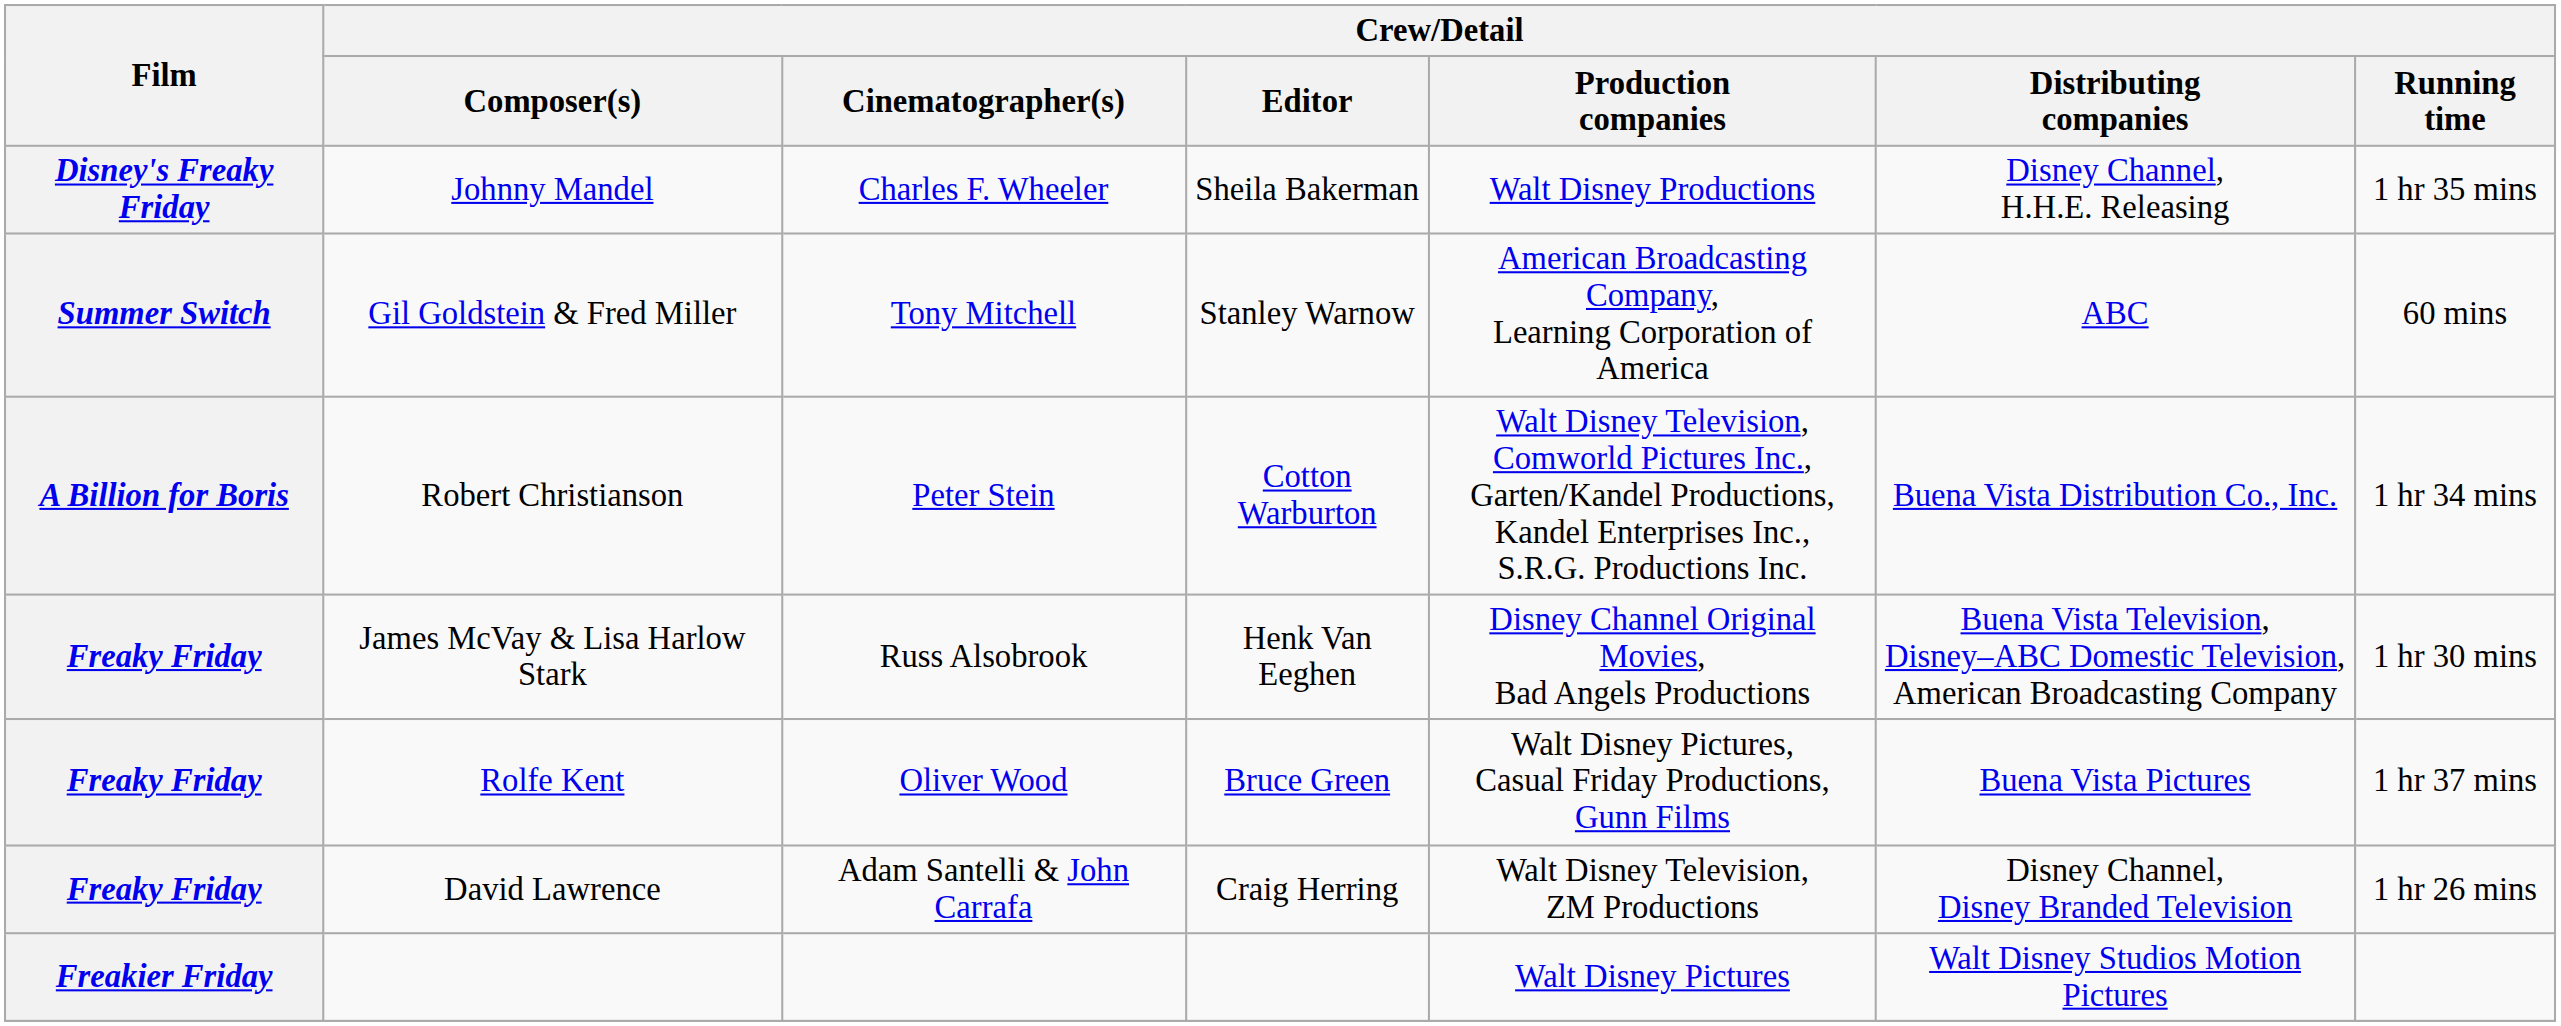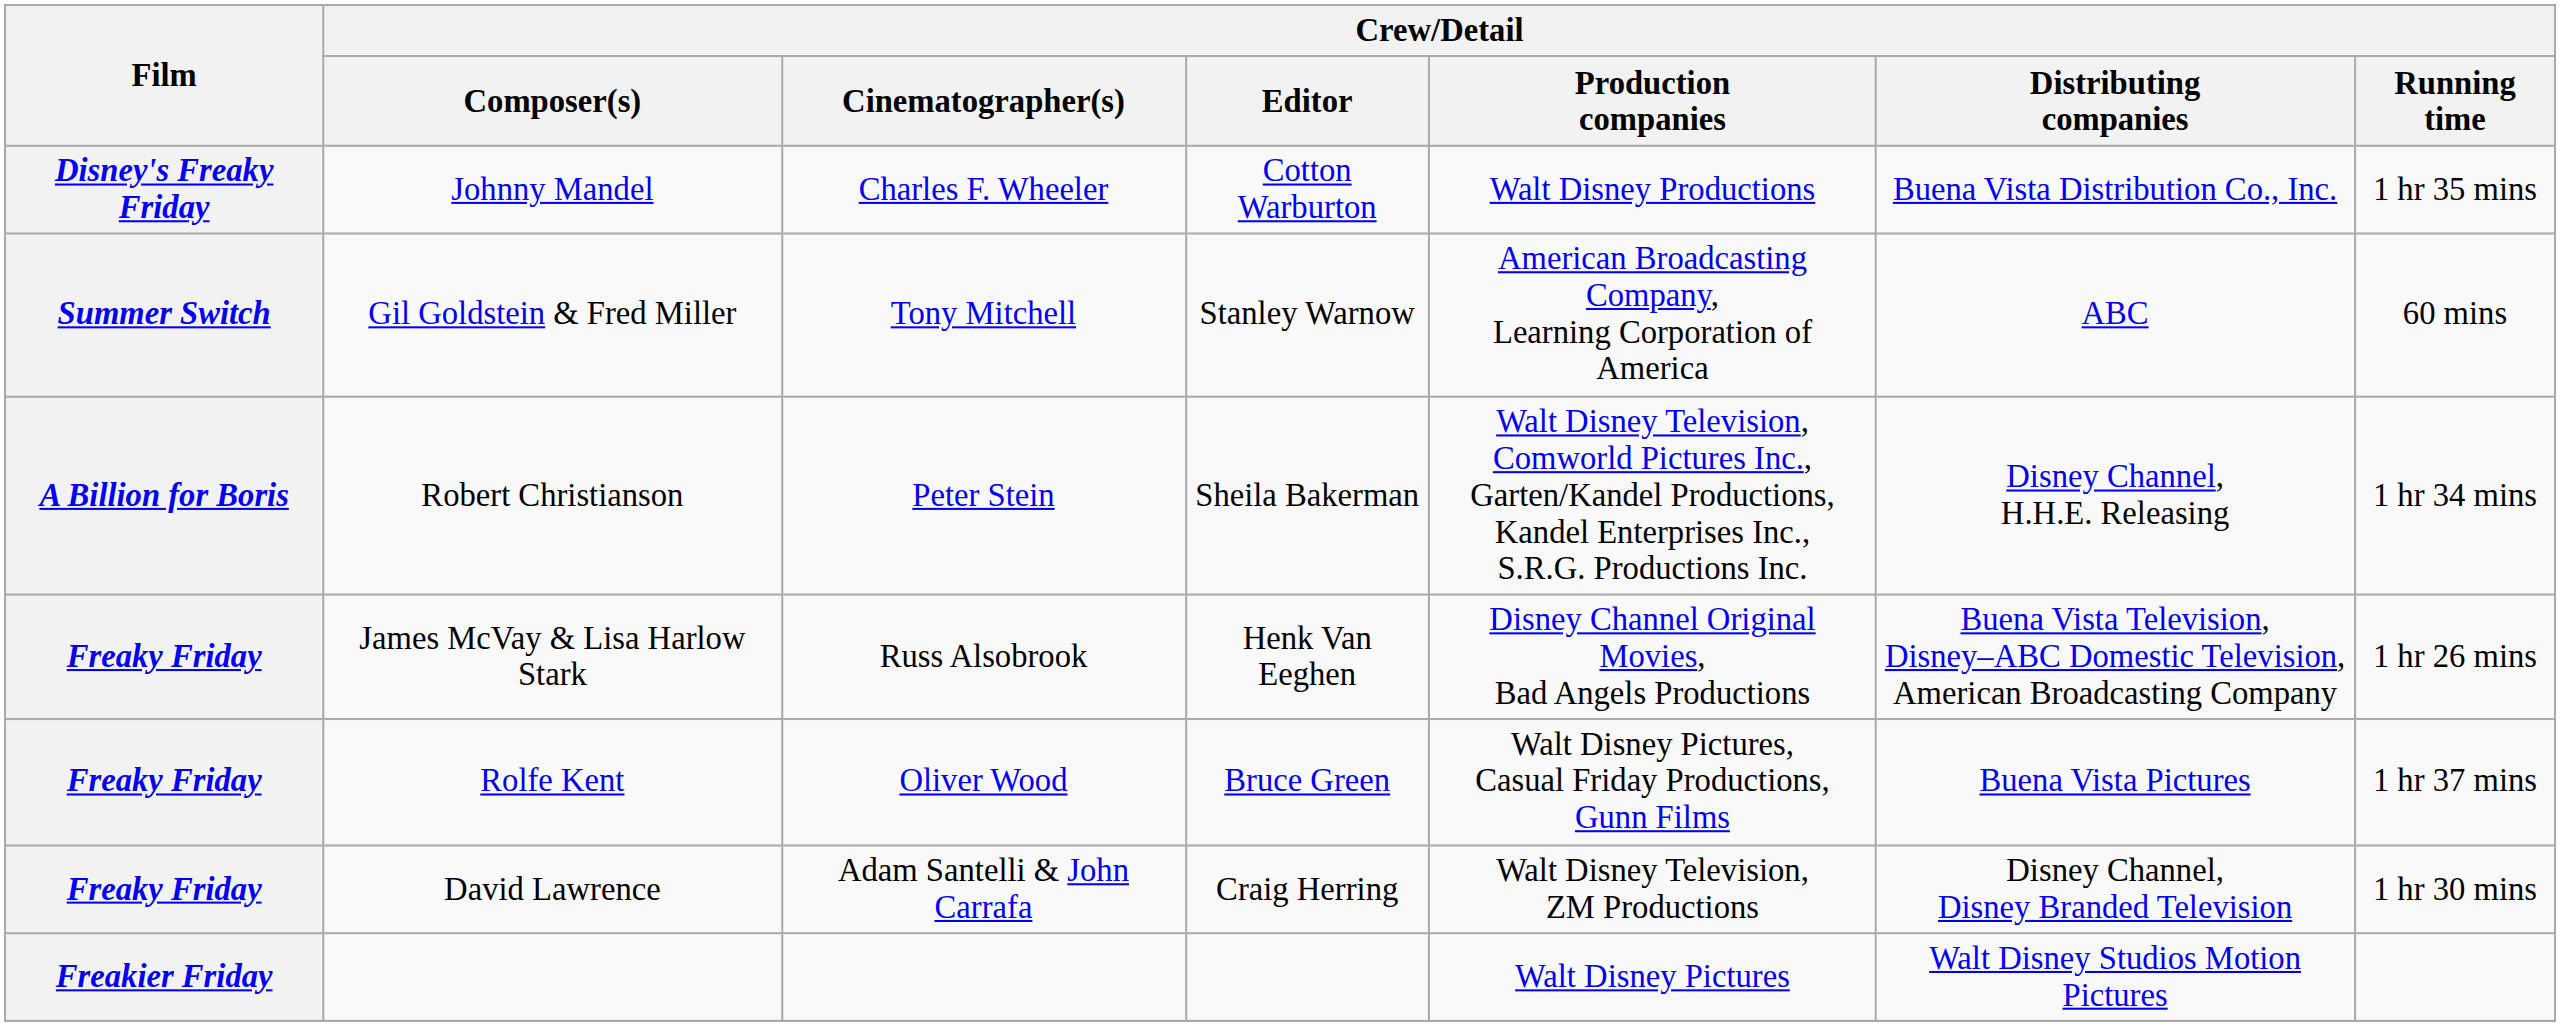(1307, 188) Sheila Bakerman -> (1307, 188) Cotton Warburton
(2115, 188) Disney Channel, H.H.E. Releasing -> (2115, 188) Buena Vista Distribution Co., Inc.
(1307, 494) Cotton Warburton -> (1307, 494) Sheila Bakerman
(2115, 494) Buena Vista Distribution Co., Inc. -> (2115, 494) Disney Channel, H.H.E. Releasing
(2455, 656) 1 hr 30 mins -> (2455, 656) 1 hr 26 mins
(2455, 888) 1 hr 26 mins -> (2455, 888) 1 hr 30 mins
